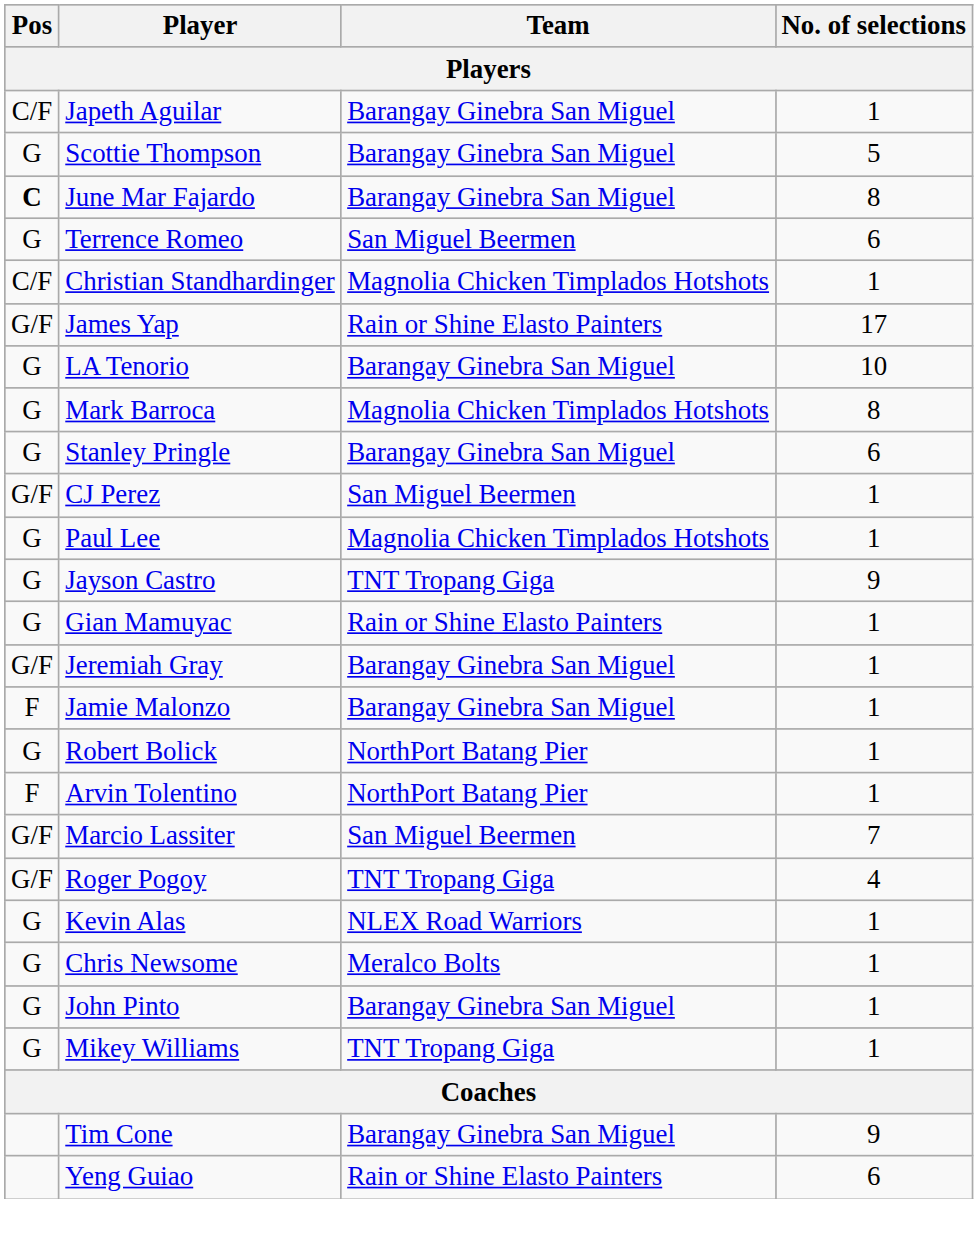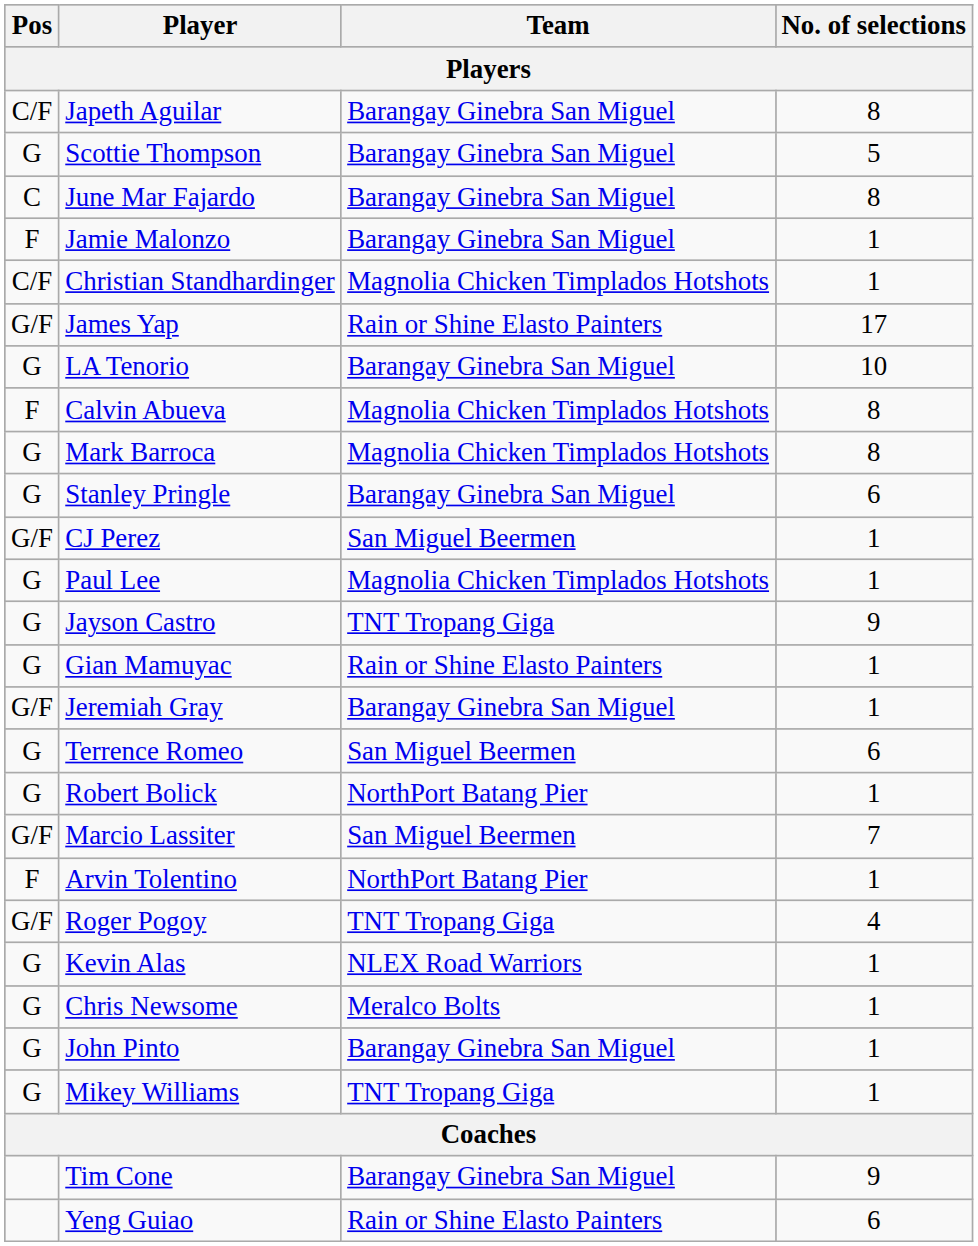(874, 111) 1 -> (874, 111) 8
(32, 196) bold -> (32, 196) normal
rows swapped: (148, 707) <-> (154, 238)
+ row: (146, 409)
rows swapped: (150, 835) <-> (151, 793)
